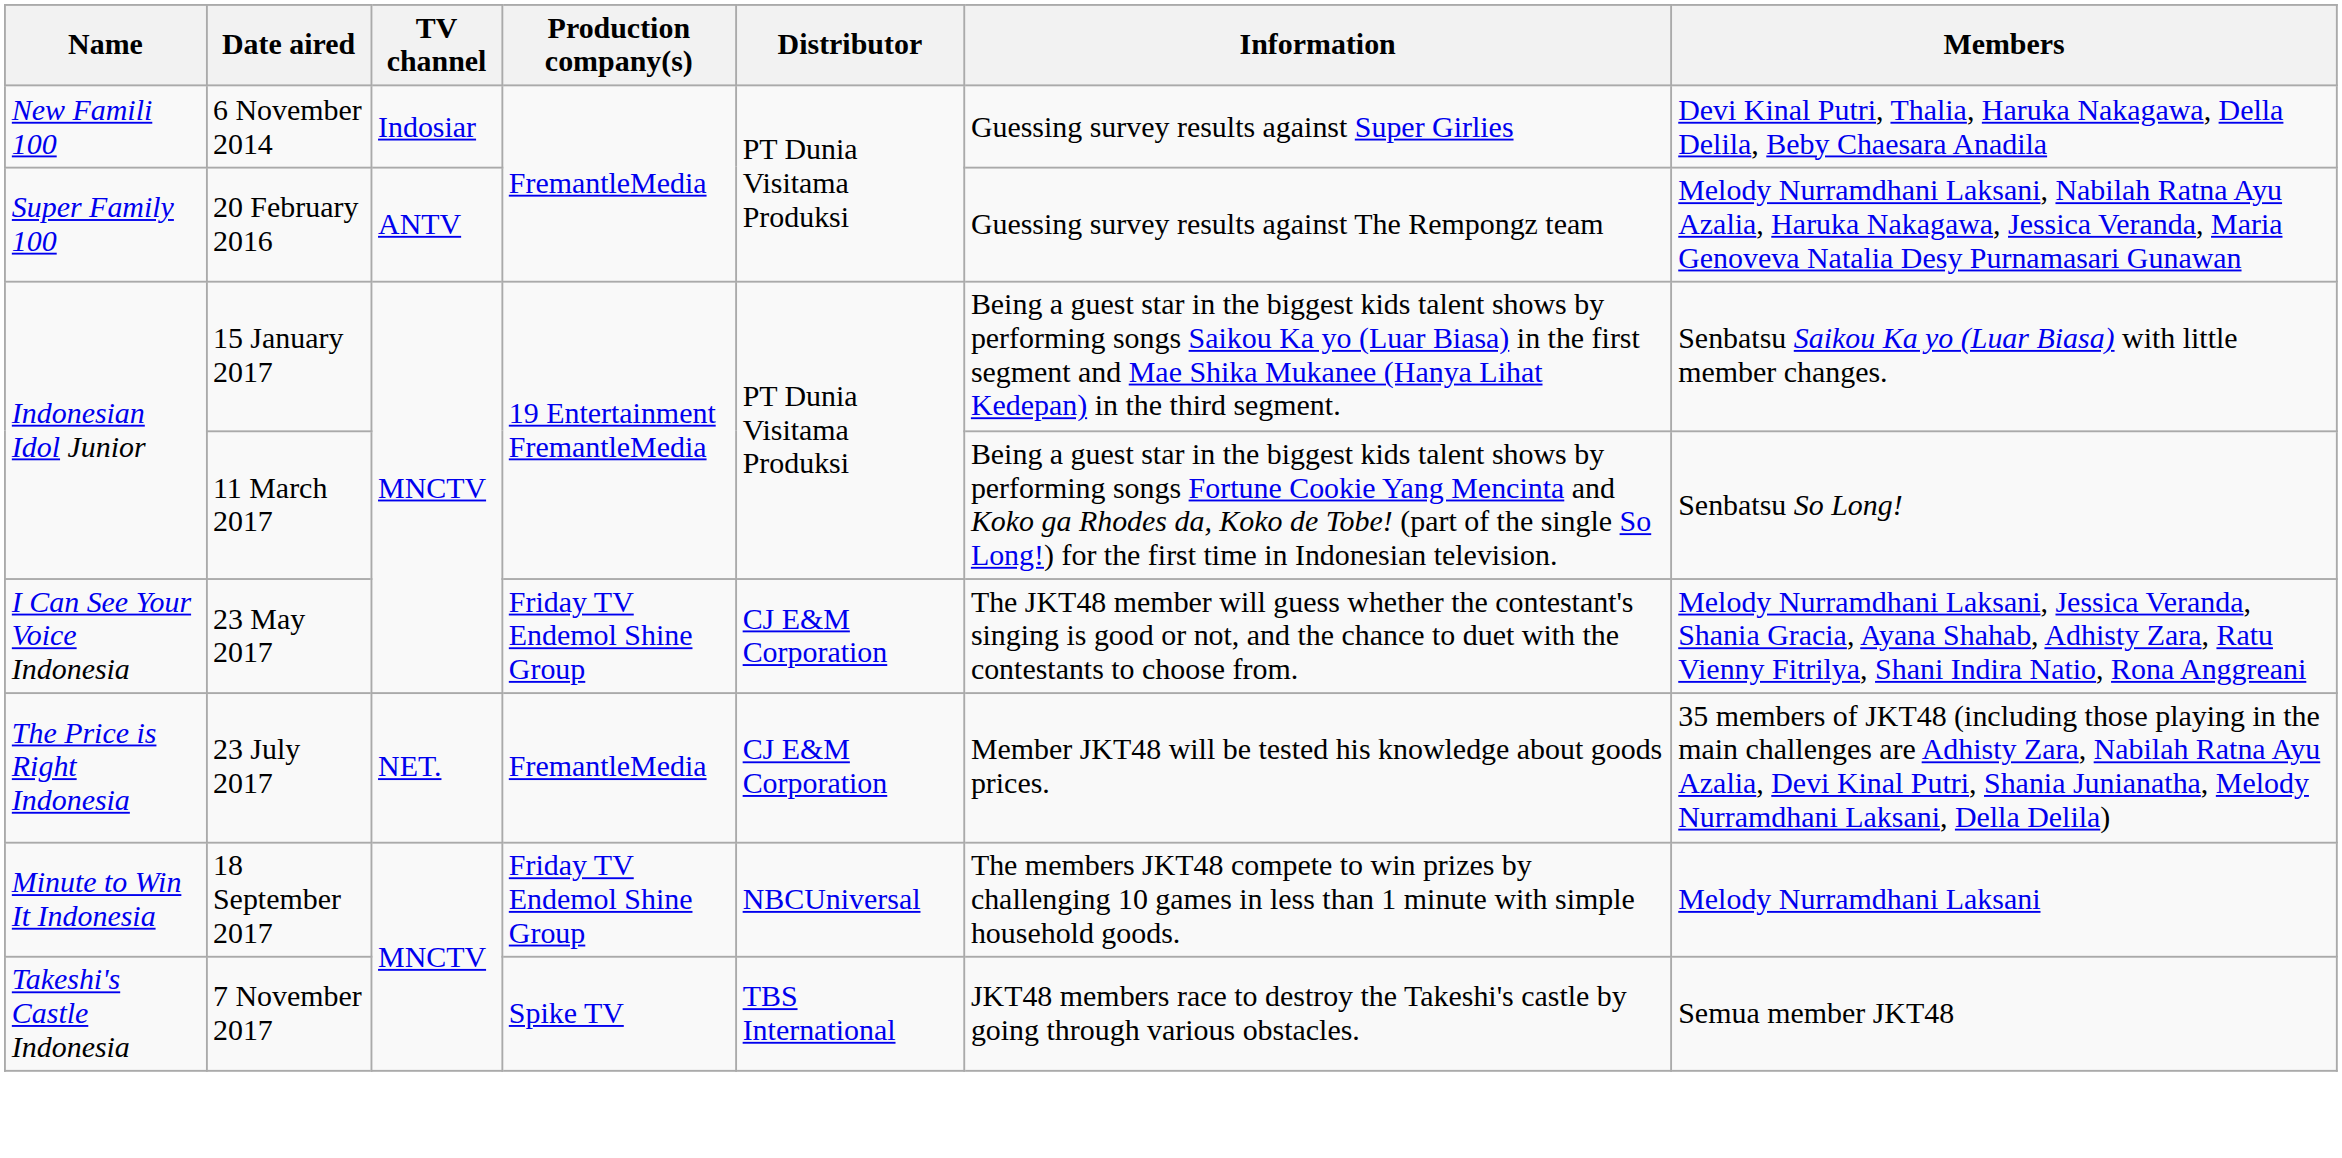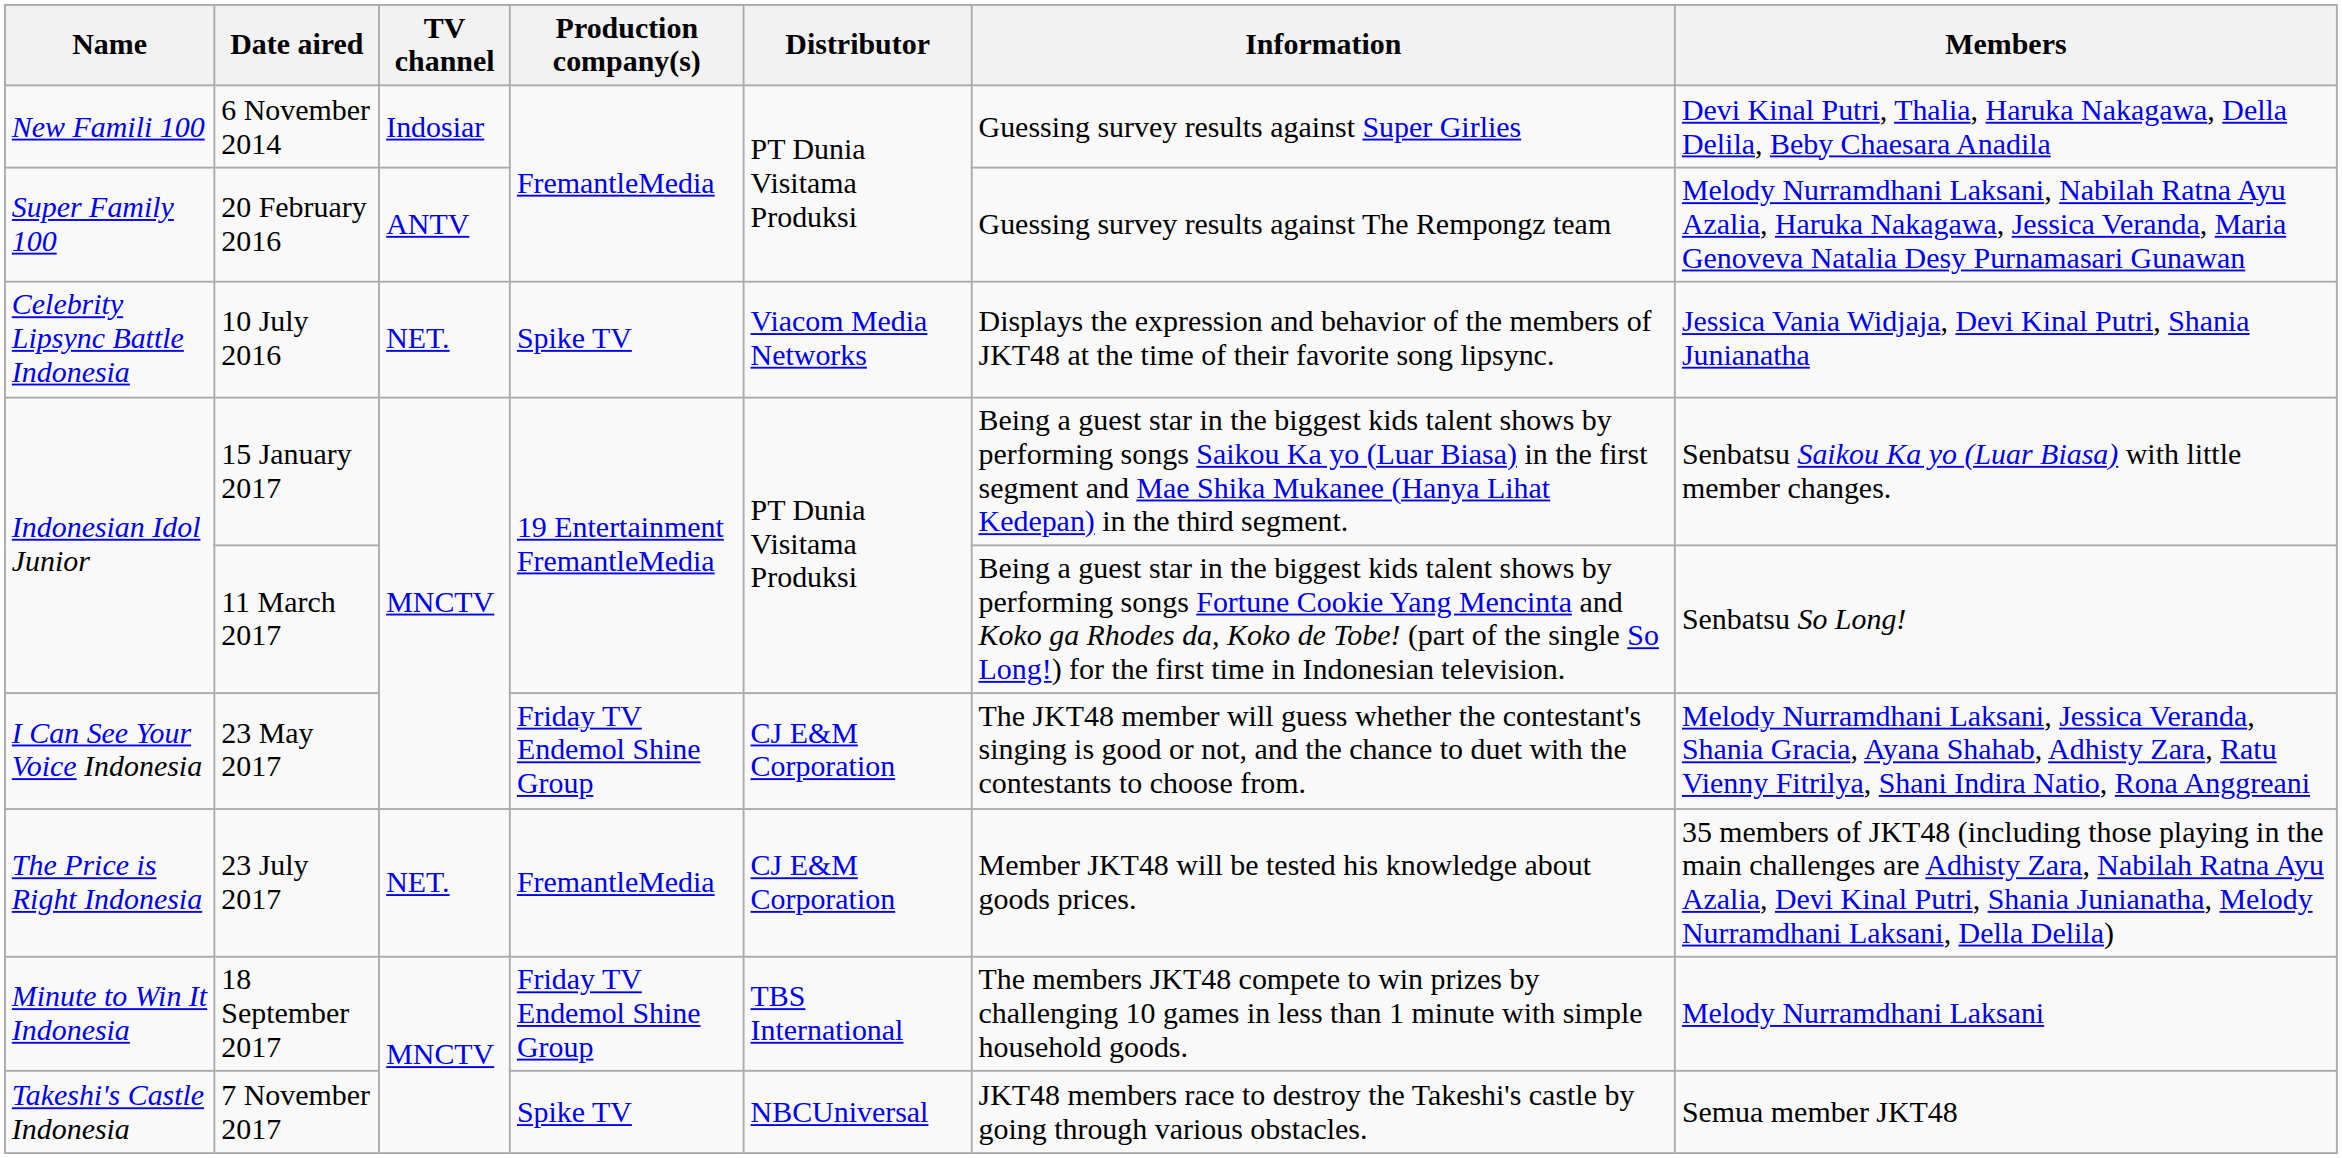+ row: (265, 338)
(832, 898) NBCUniversal -> (827, 1013) TBS International
(819, 1013) TBS International -> (839, 1111) NBCUniversal
